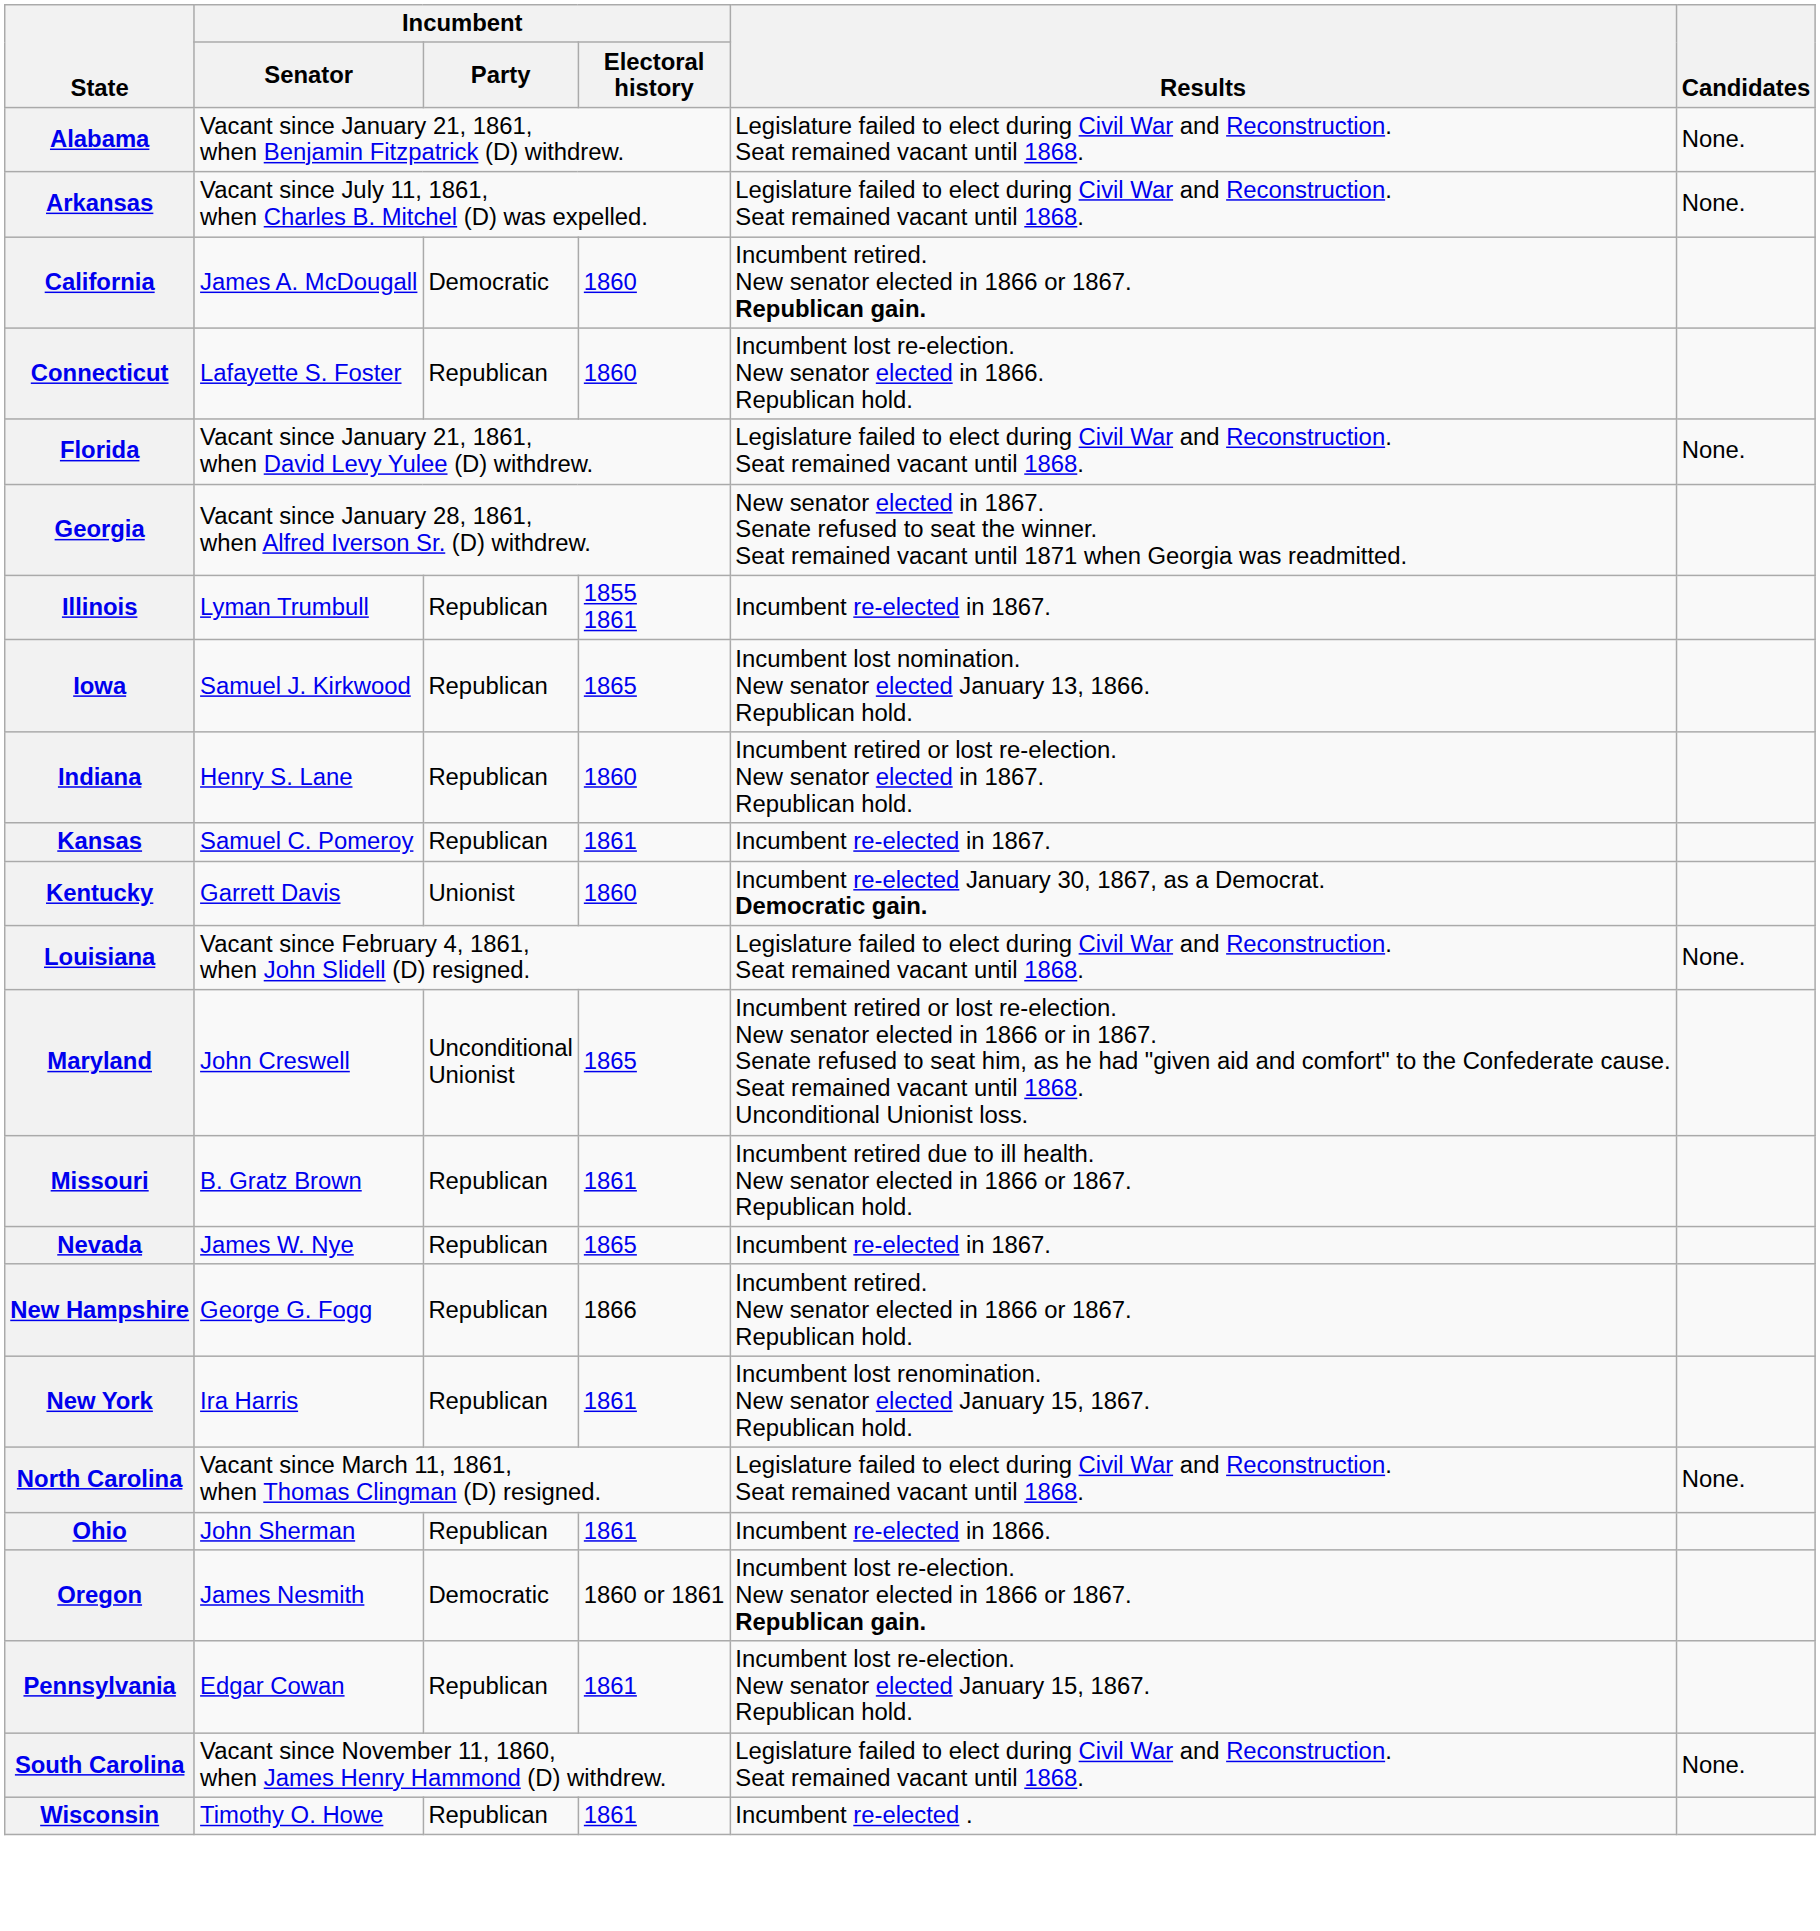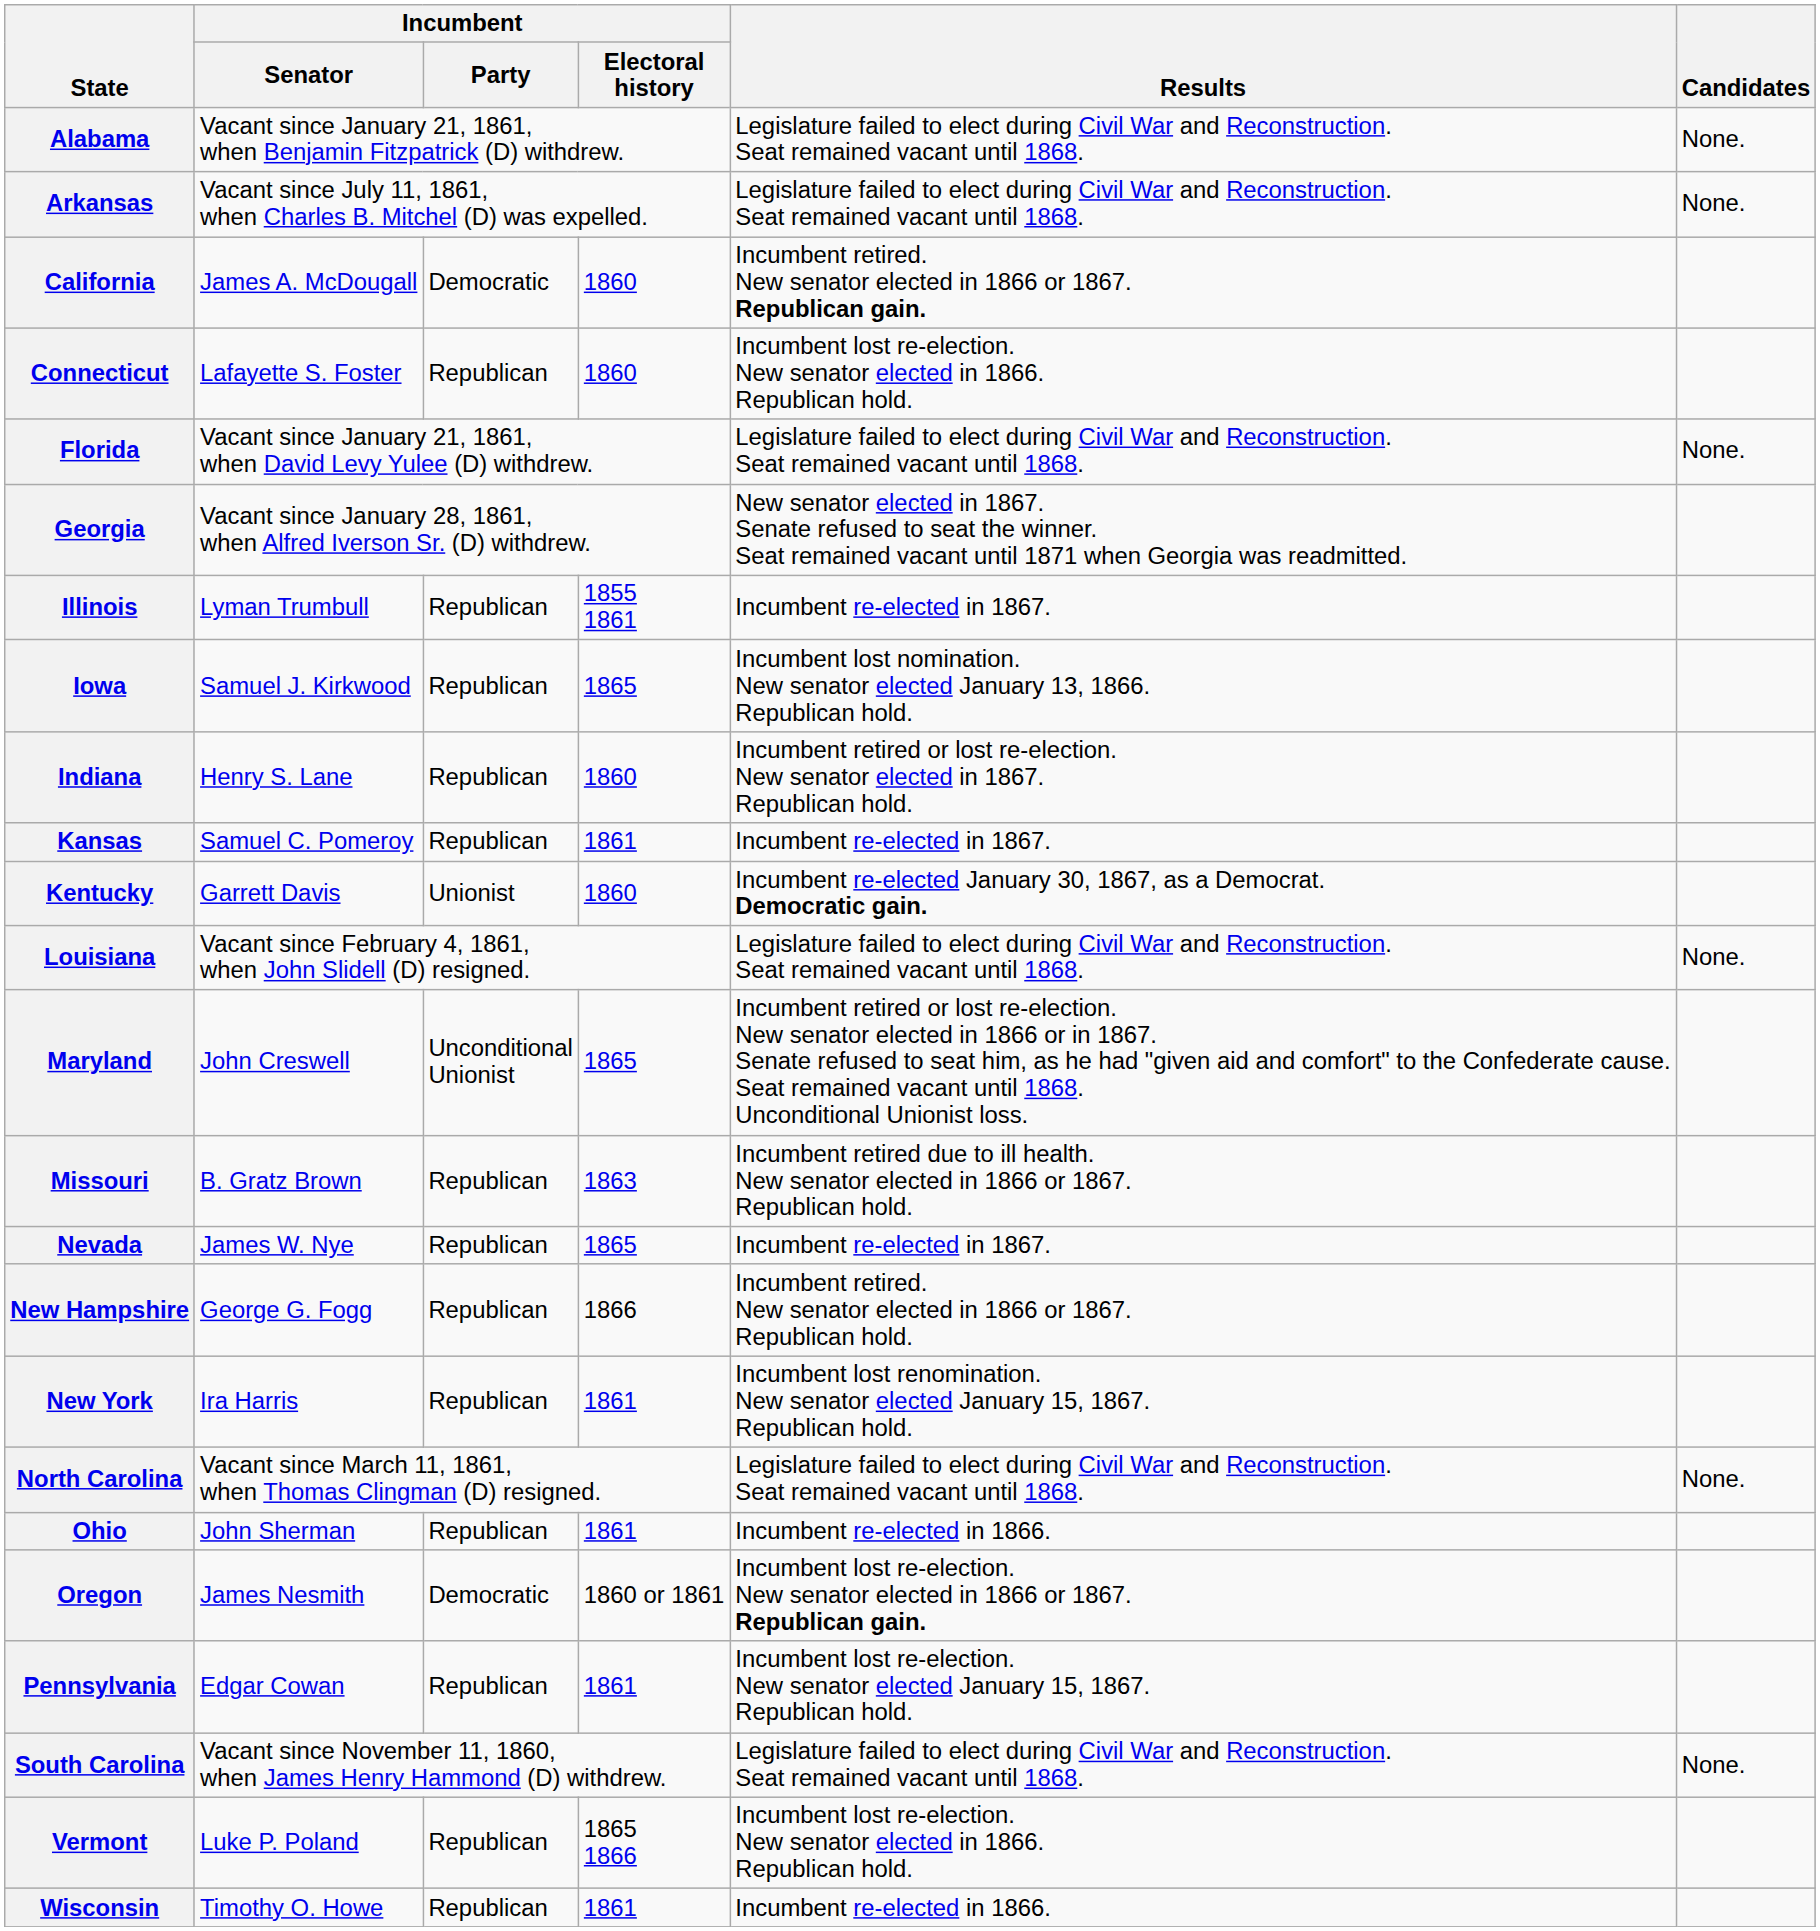(610, 1180) 1861 -> (610, 1180) 1863
+ row: (100, 1842)
(854, 1815) Incumbent re-elected . -> (893, 1907) Incumbent re-elected in 1866.
